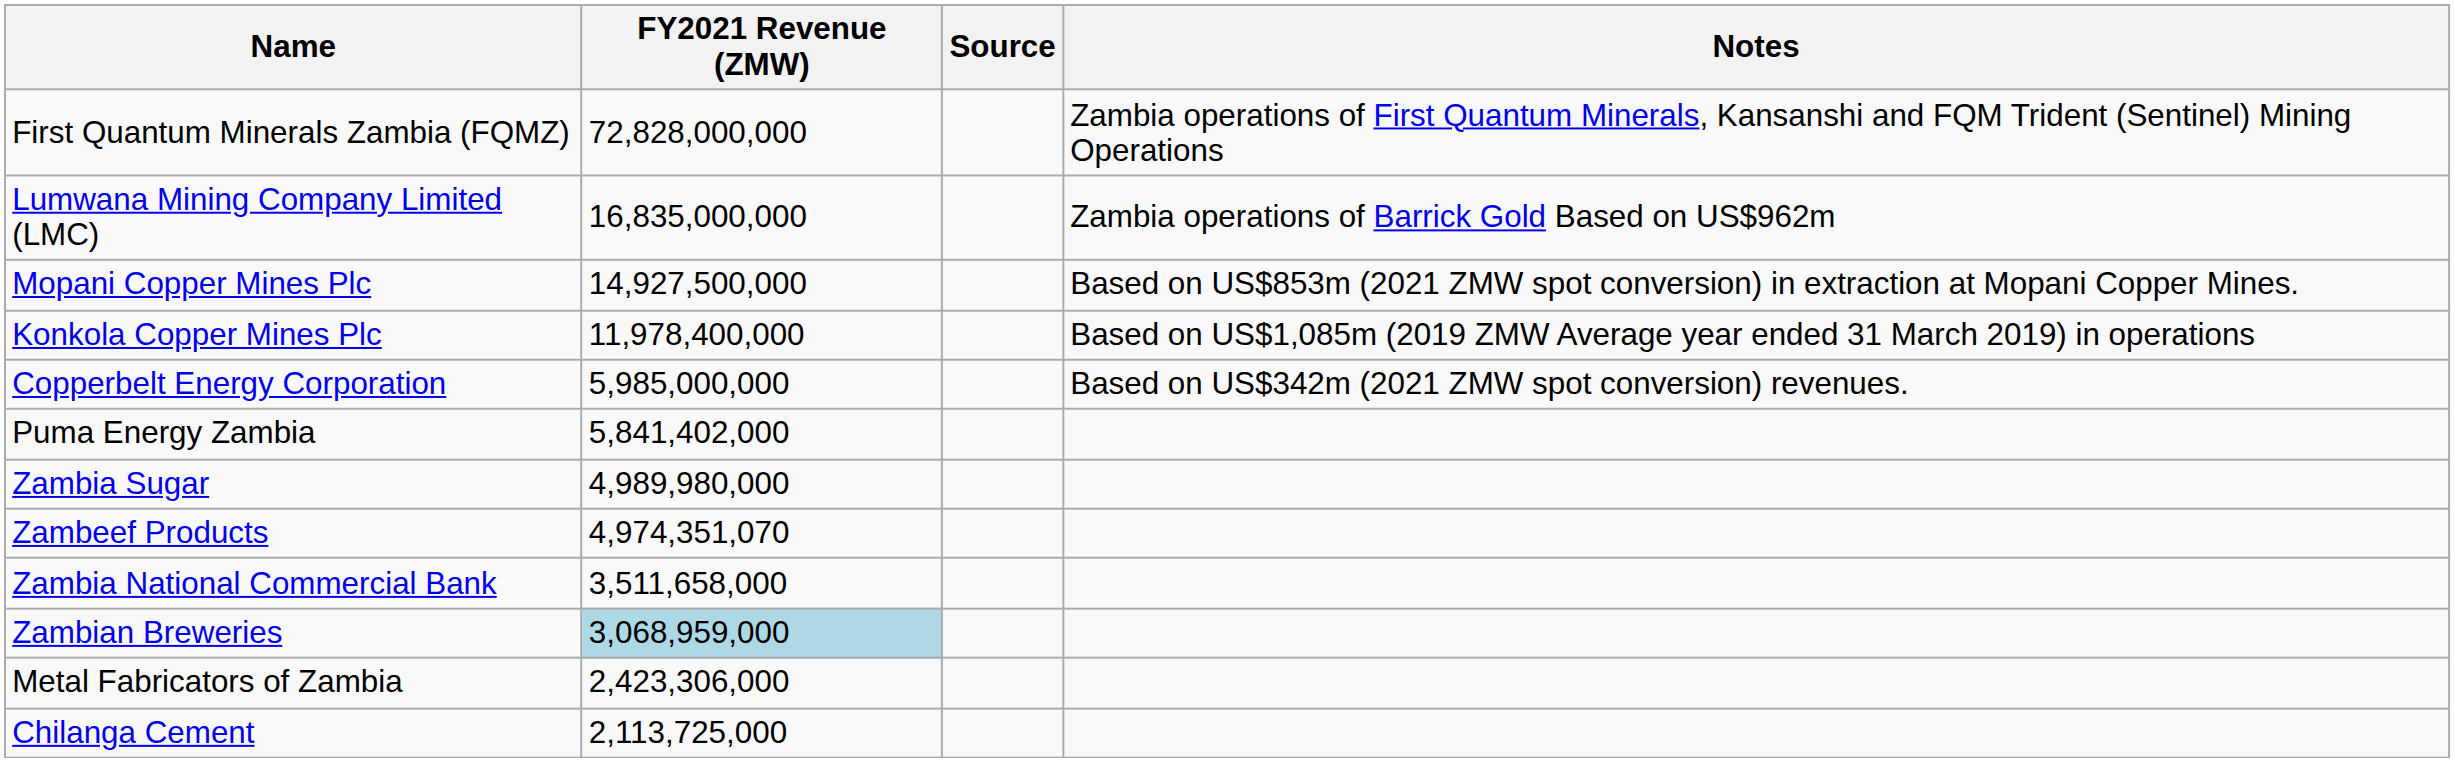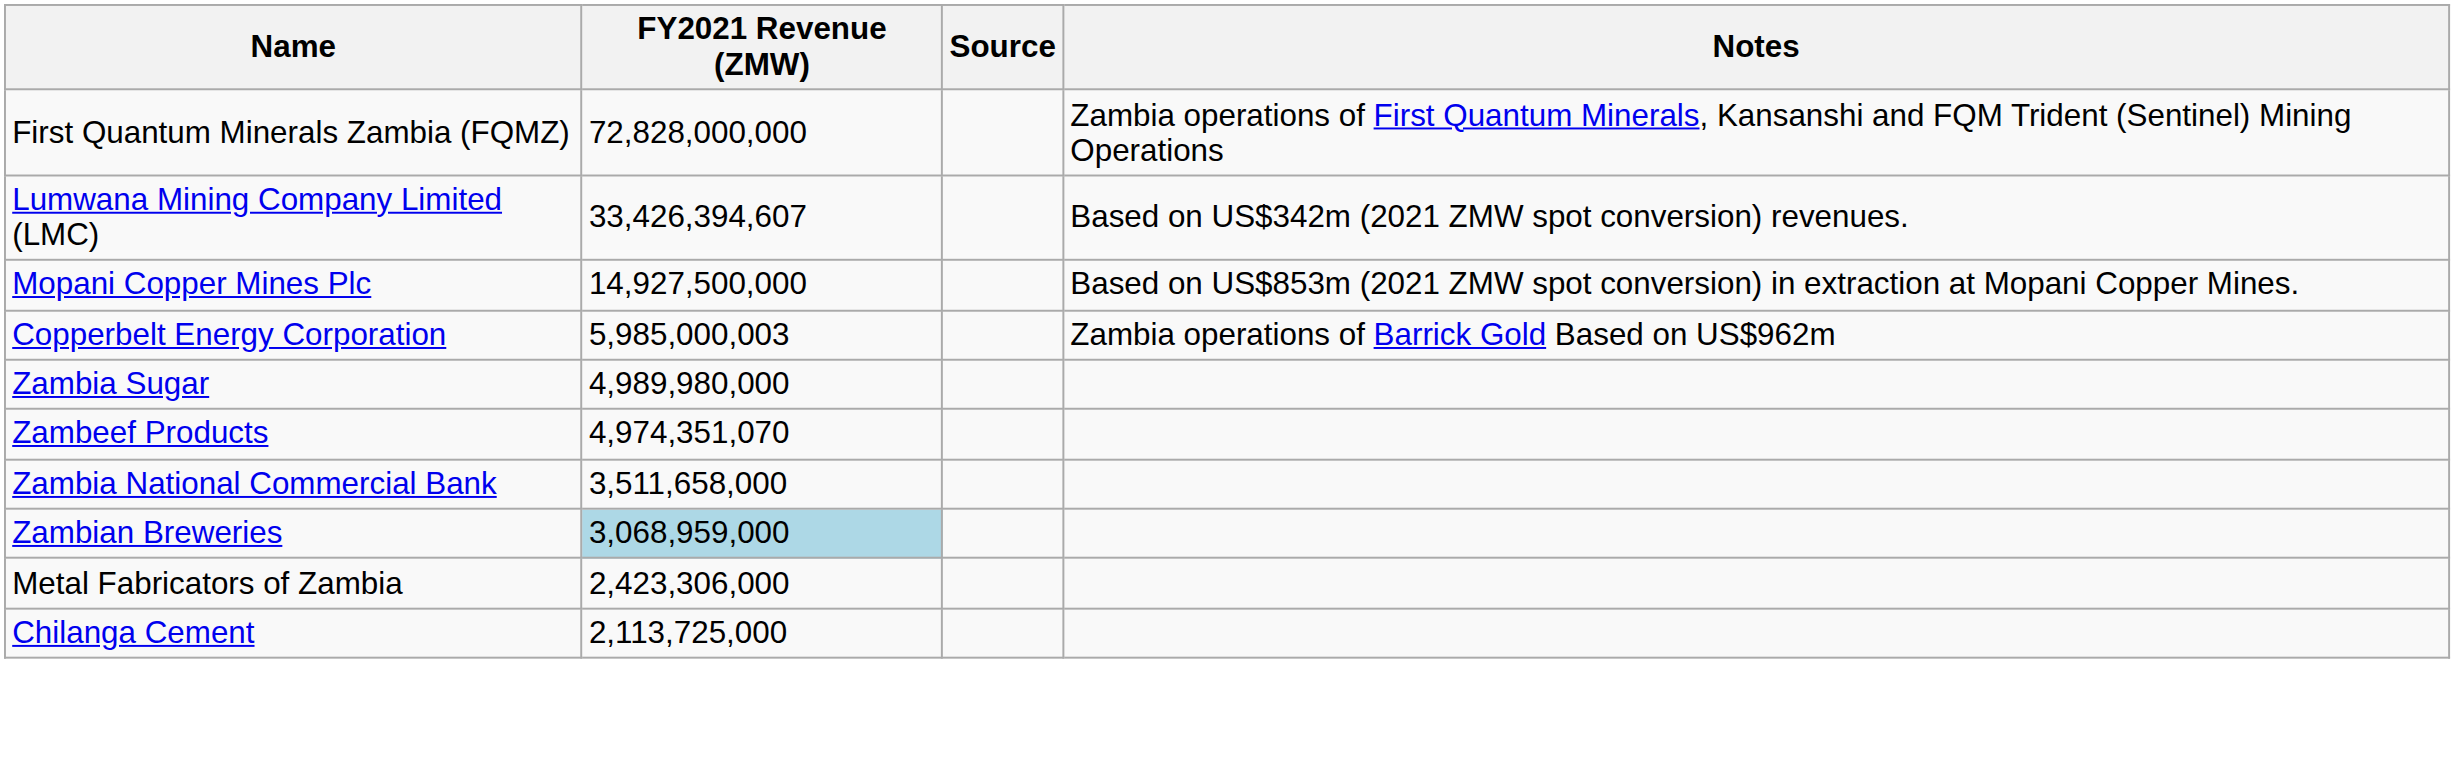(698, 217) 16,835,000,000 -> (698, 217) 33,426,394,607
(1453, 217) Zambia operations of Barrick Gold Based on US$962m -> (1490, 217) Based on US$342m (2021 ZMW spot conversion) revenues.
- row: (197, 334)
(689, 383) 5,985,000,000 -> (689, 334) 5,985,000,003
(1489, 383) Based on US$342m (2021 ZMW spot conversion) revenues. -> (1453, 334) Zambia operations of Barrick Gold Based on US$962m
- row: (164, 433)
